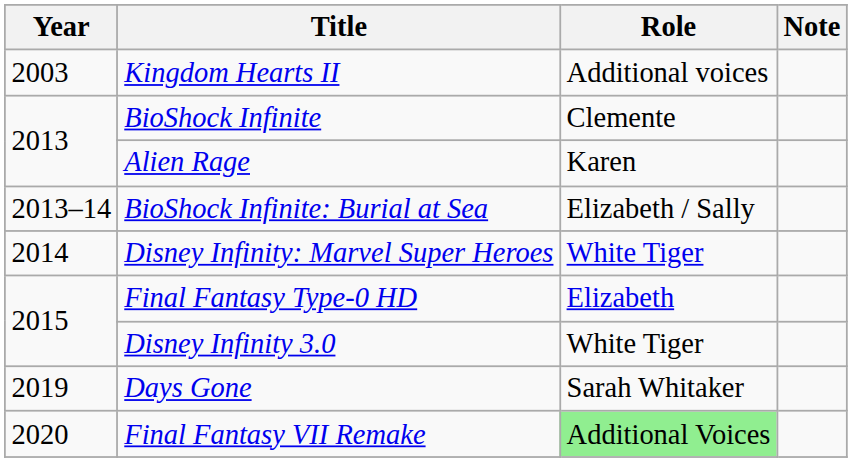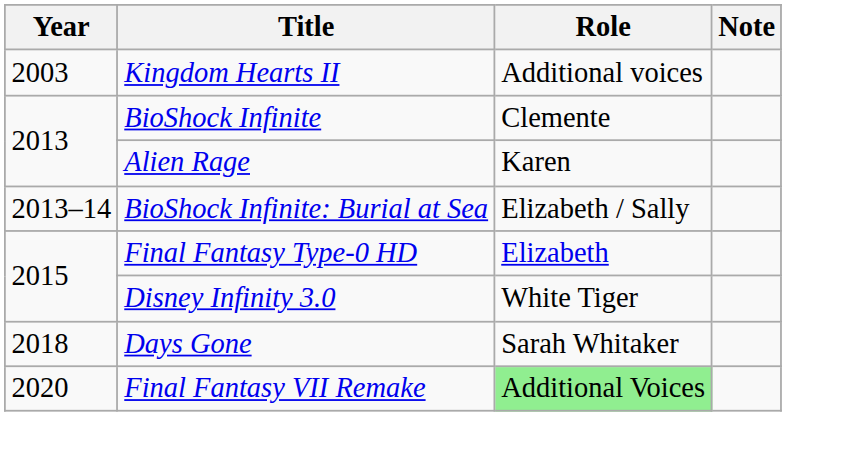- row: (339, 252)
(40, 388) 2019 -> (40, 343) 2018
